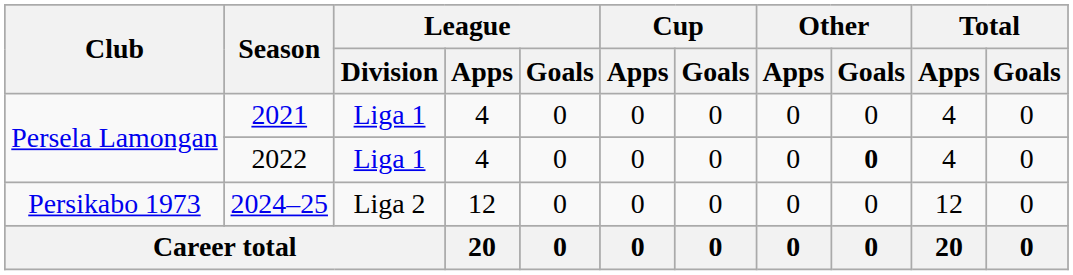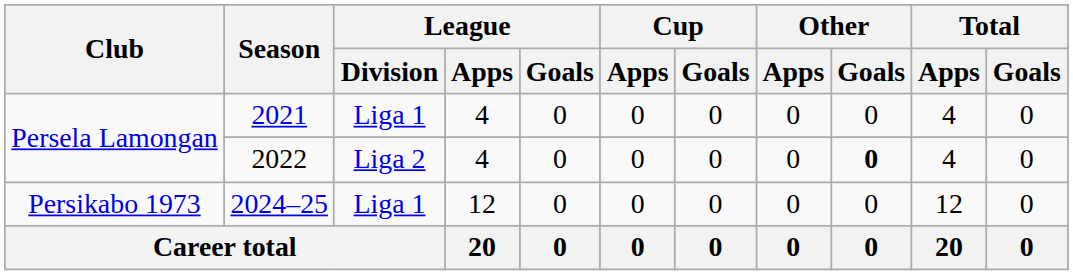(390, 159) Liga 1 -> (390, 159) Liga 2
(390, 203) Liga 2 -> (390, 203) Liga 1
